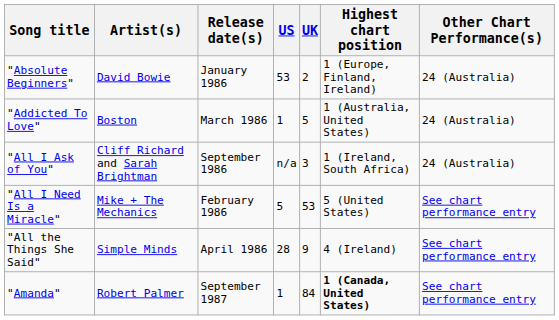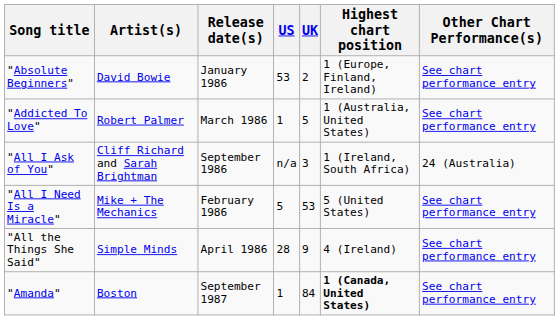(469, 78) 24 (Australia) -> (479, 78) See chart performance entry
(117, 121) Boston -> (140, 121) Robert Palmer
(469, 121) 24 (Australia) -> (479, 121) See chart performance entry
(140, 293) Robert Palmer -> (117, 293) Boston
